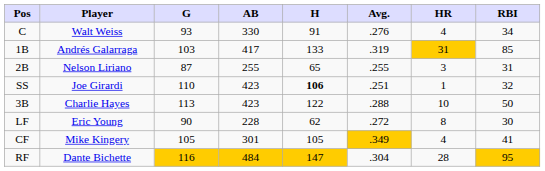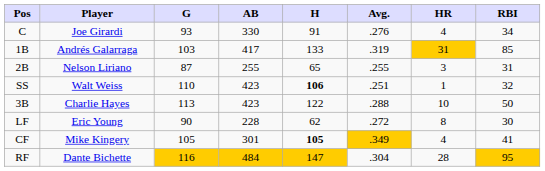(97, 31) Walt Weiss -> (97, 31) Joe Girardi
(97, 85) Joe Girardi -> (97, 85) Walt Weiss
(315, 139) normal -> (315, 139) bold
